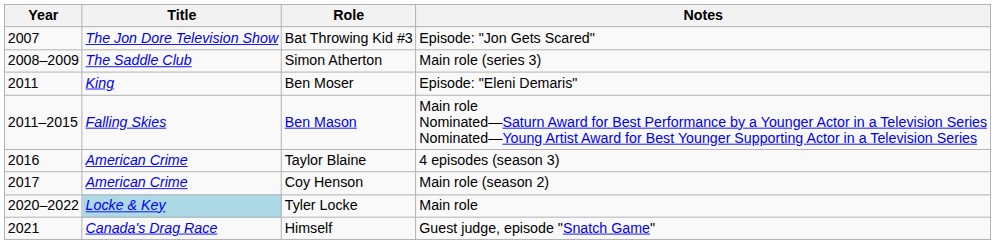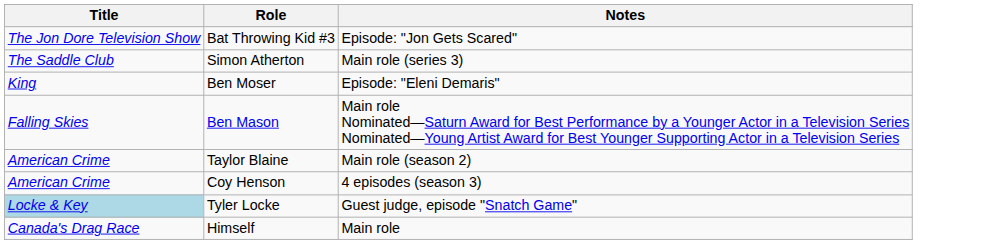- column: (43, 15)
(489, 160) 4 episodes (season 3) -> (406, 160) Main role (season 2)
(484, 183) Main role (season 2) -> (412, 183) 4 episodes (season 3)
(449, 205) Main role -> (459, 205) Guest judge, episode "Snatch Game"
(537, 228) Guest judge, episode "Snatch Game" -> (371, 228) Main role
